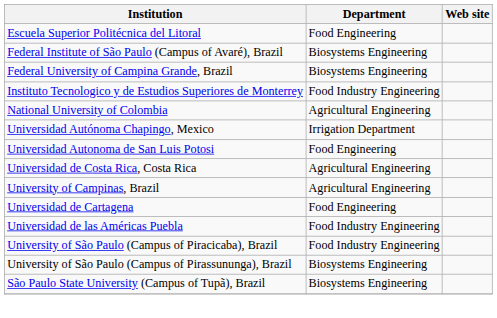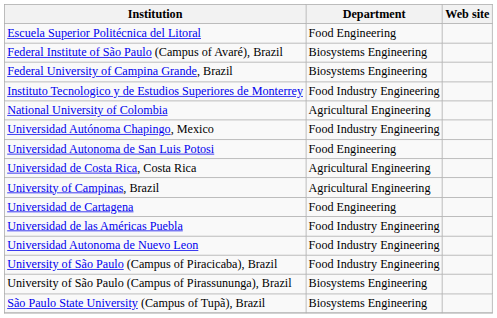(362, 129) Irrigation Department -> (374, 129) Food Industry Engineering
+ row: (103, 245)
